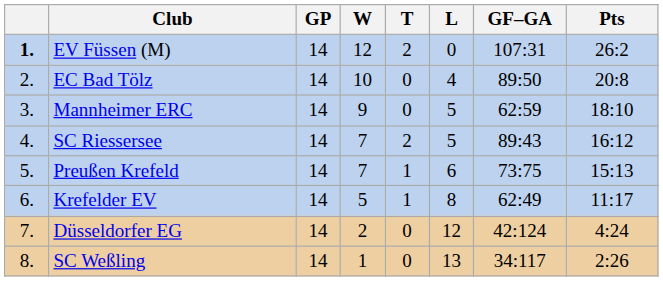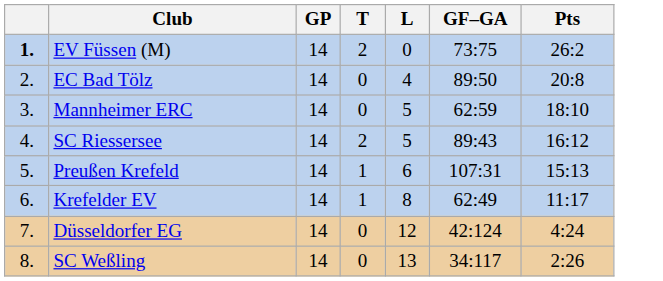- column: (363, 19)
(520, 49) 107:31 -> (475, 49) 73:75
(520, 170) 73:75 -> (475, 170) 107:31
